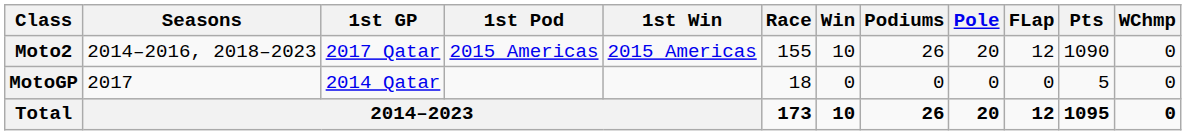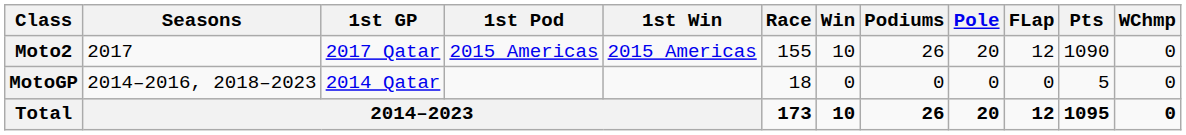(202, 51) 2014–2016, 2018–2023 -> (110, 51) 2017
(110, 83) 2017 -> (202, 83) 2014–2016, 2018–2023
